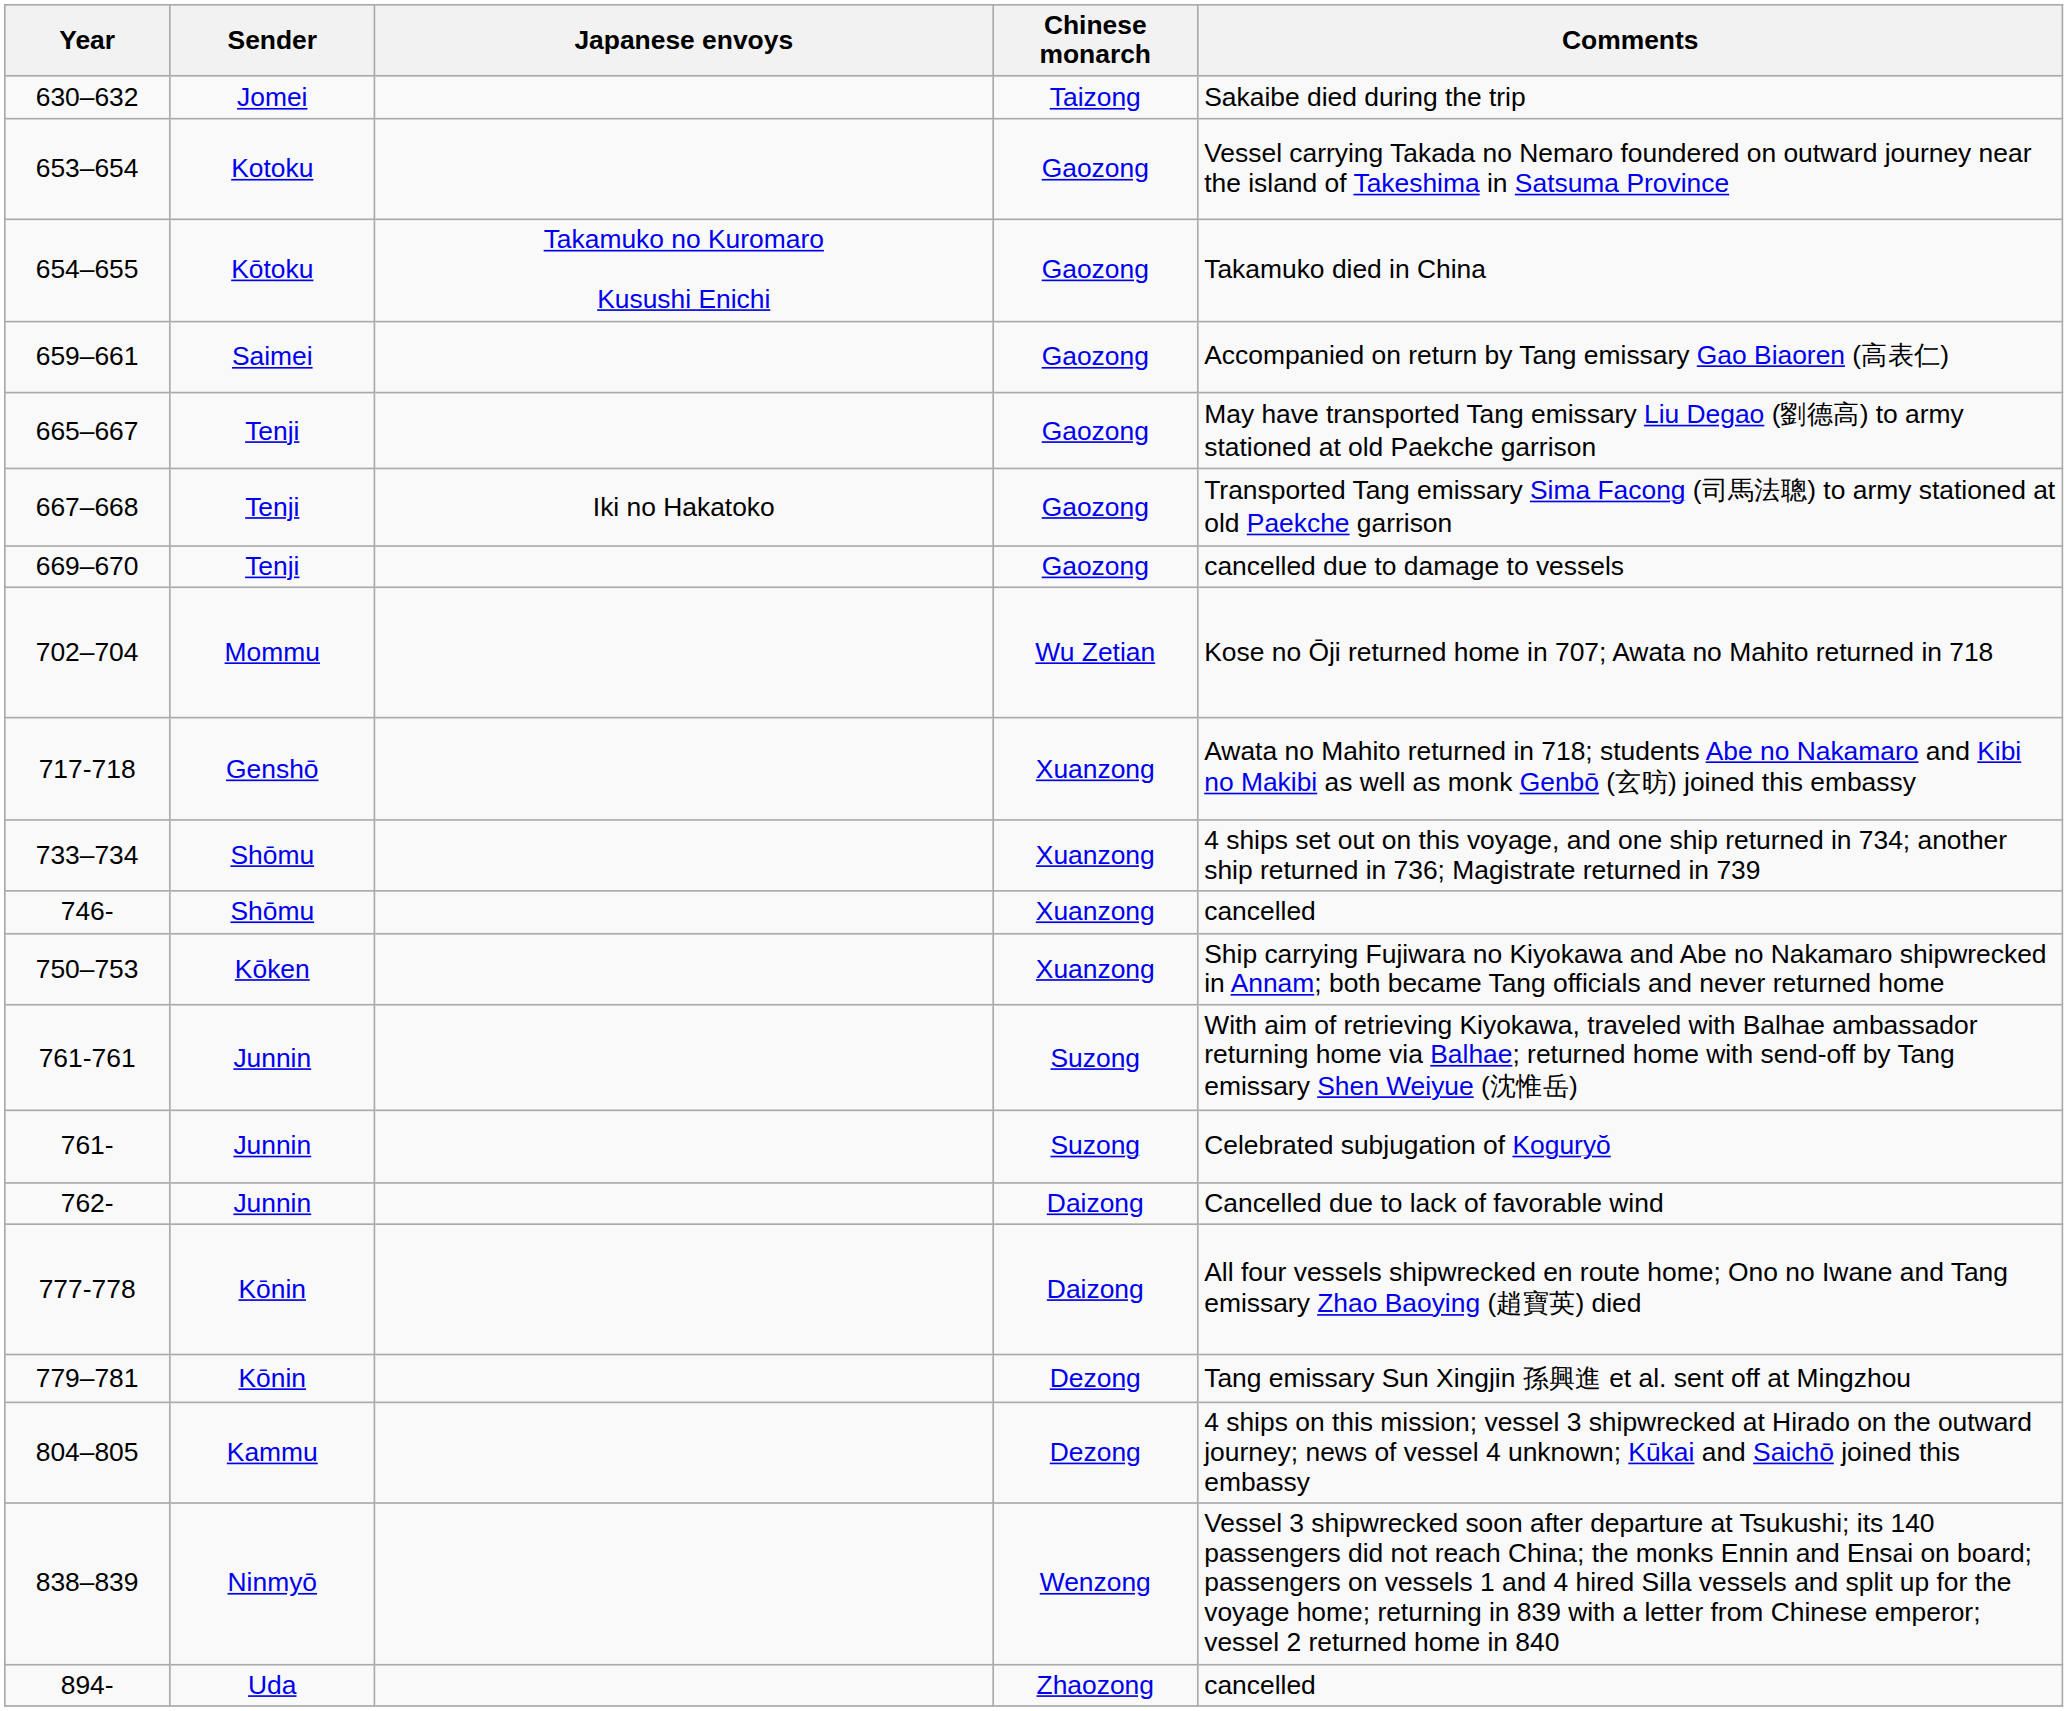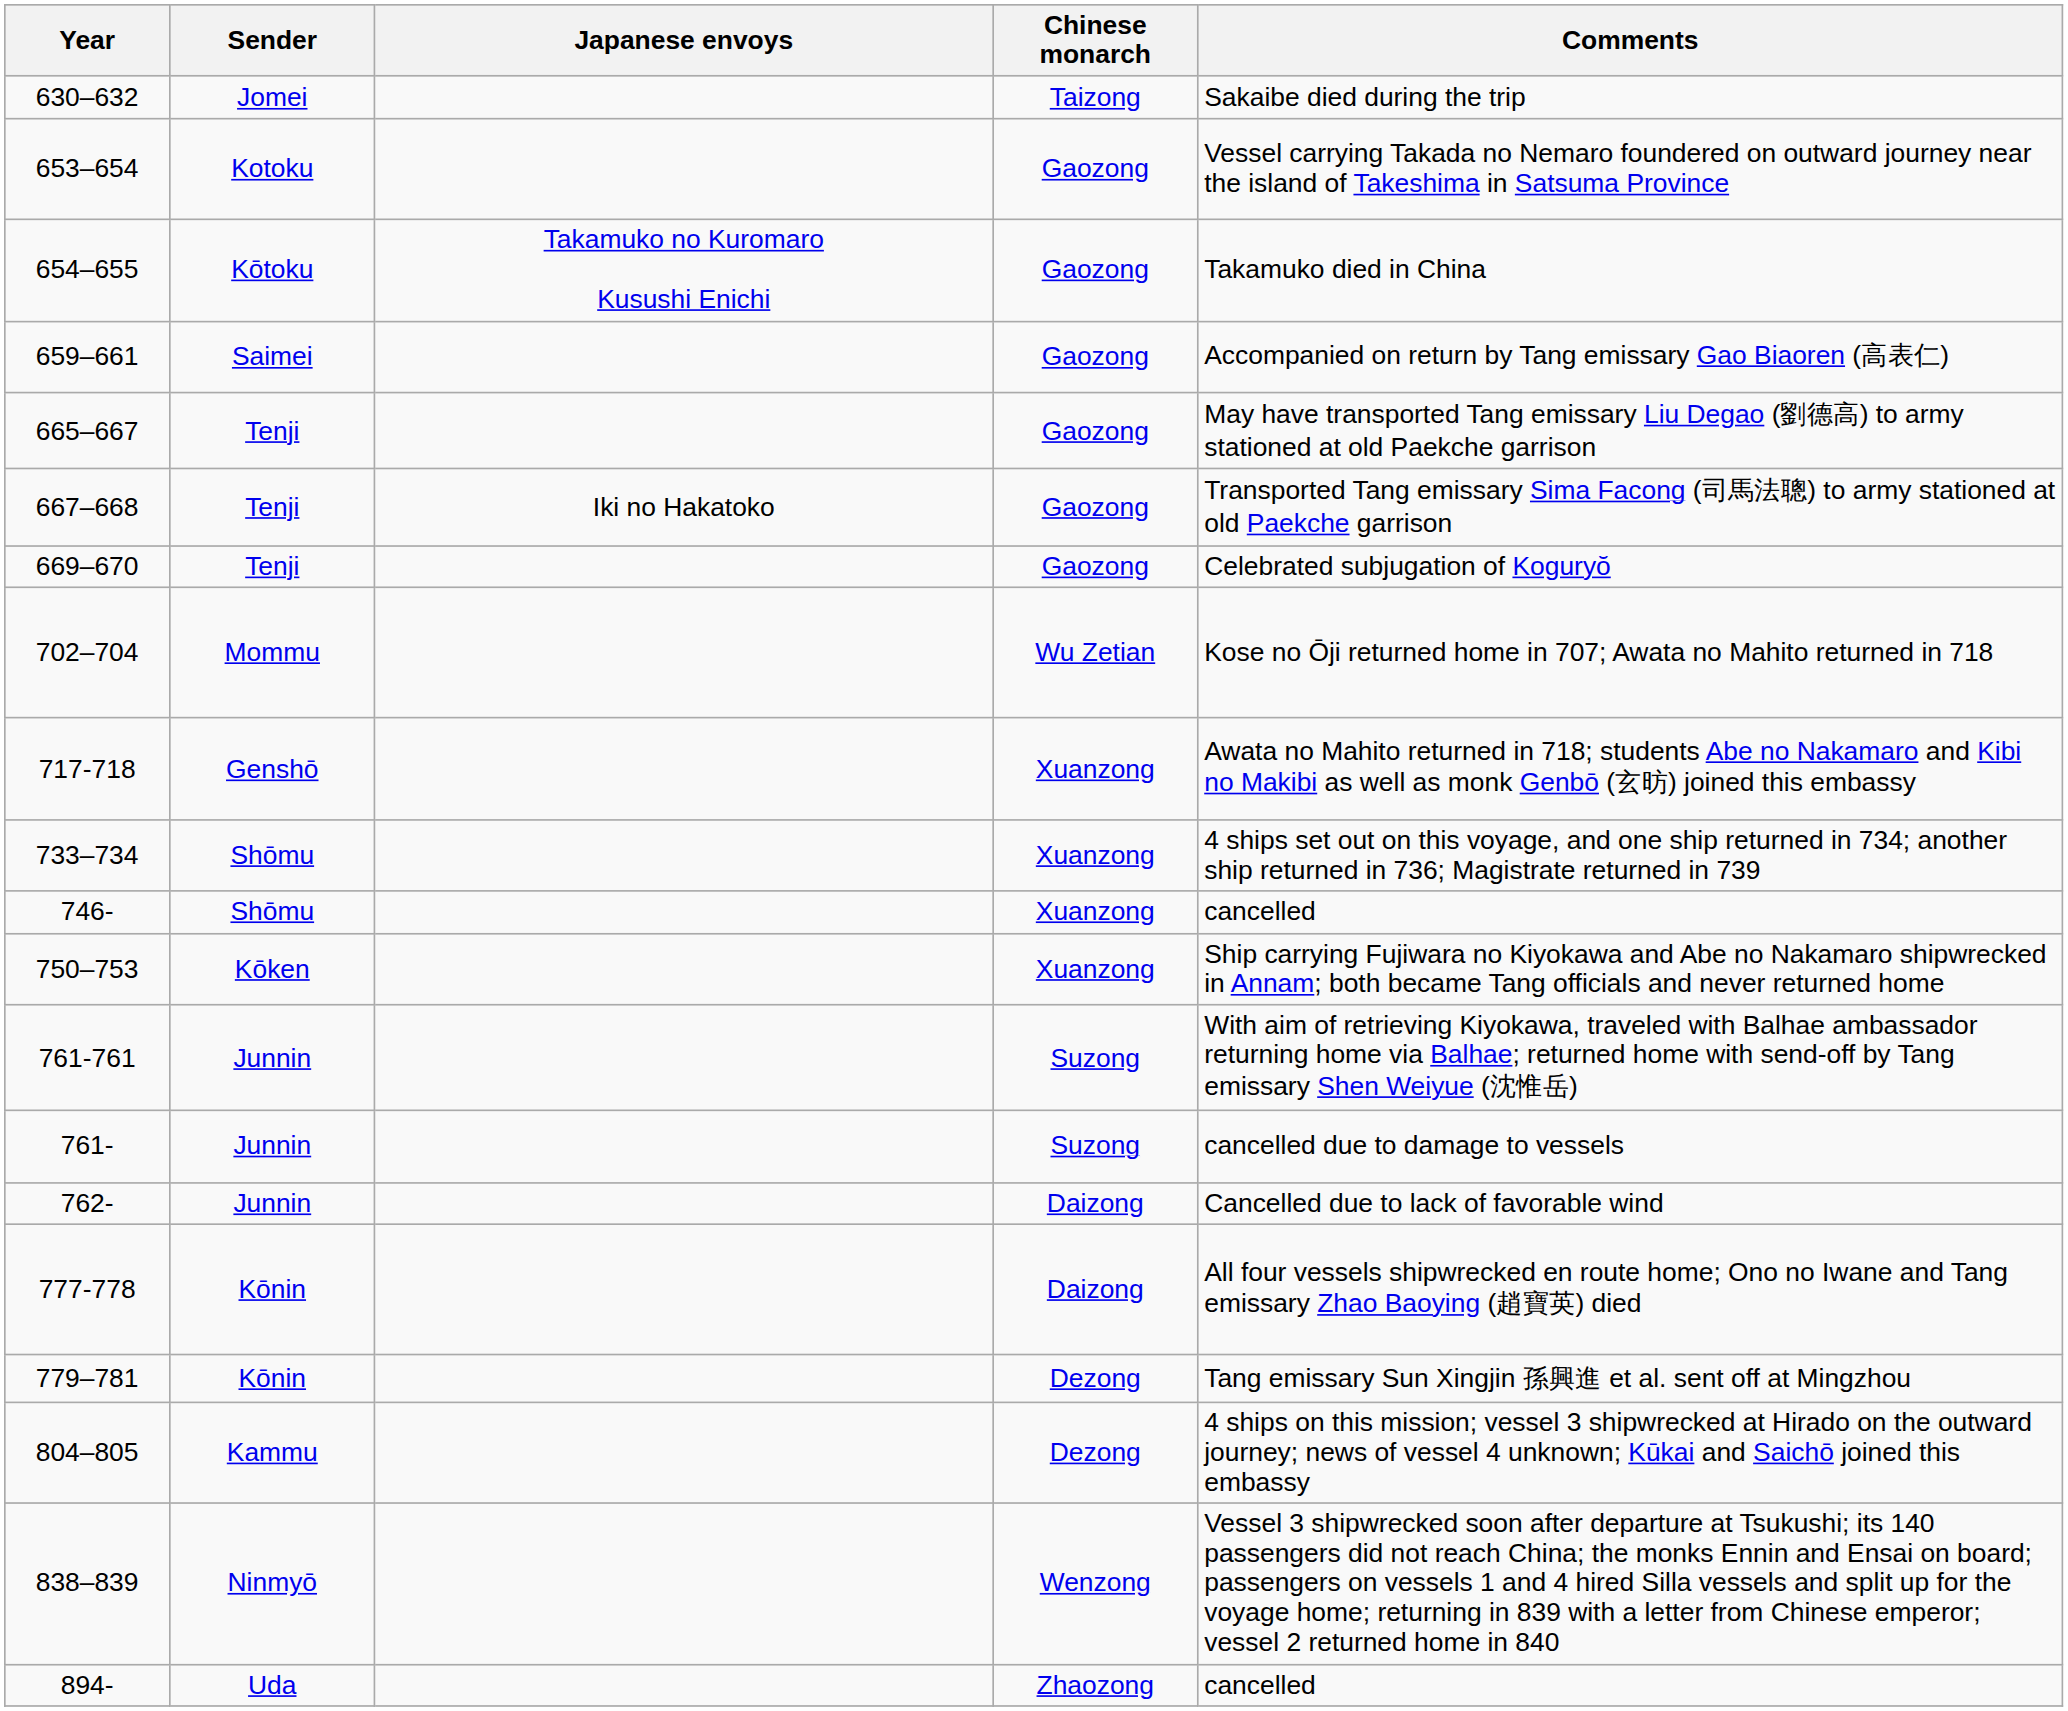(1414, 566) cancelled due to damage to vessels -> (1407, 566) Celebrated subjugation of Koguryŏ
(1407, 1146) Celebrated subjugation of Koguryŏ -> (1414, 1146) cancelled due to damage to vessels
